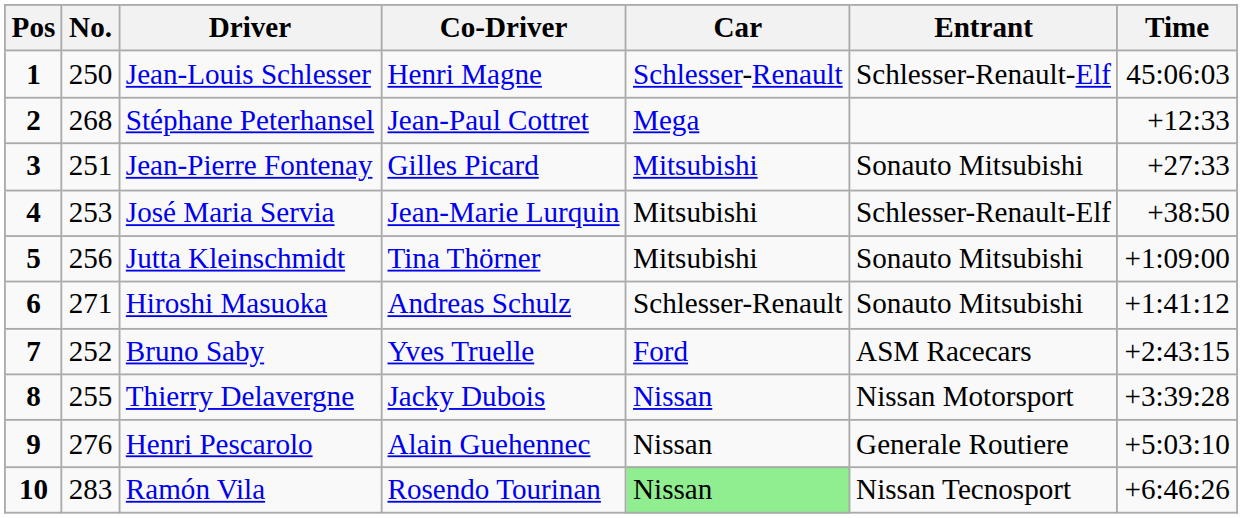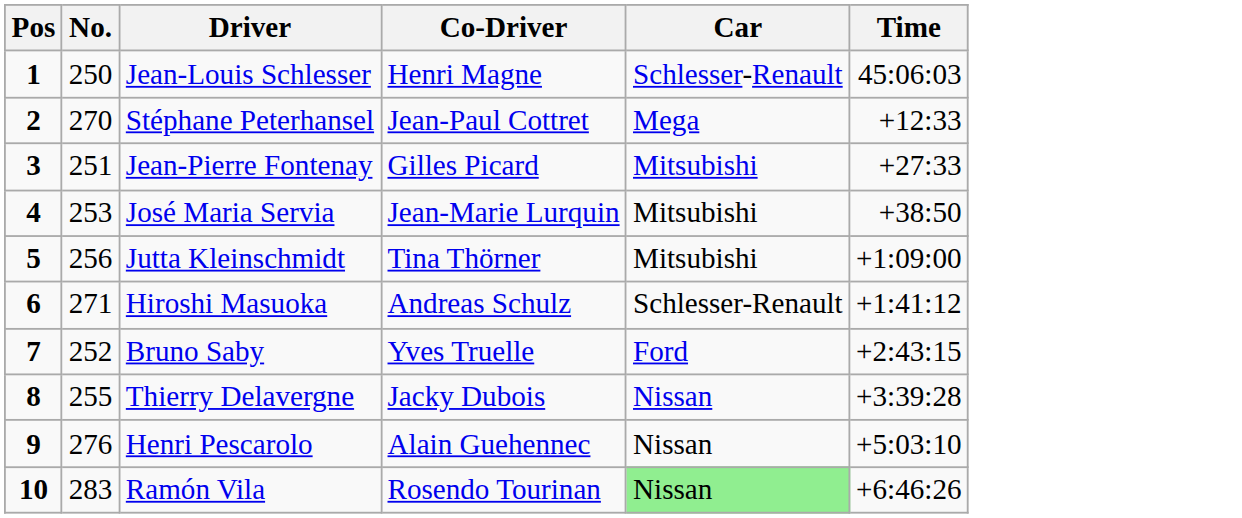- column: (984, 27)
(91, 119) 268 -> (91, 119) 270
